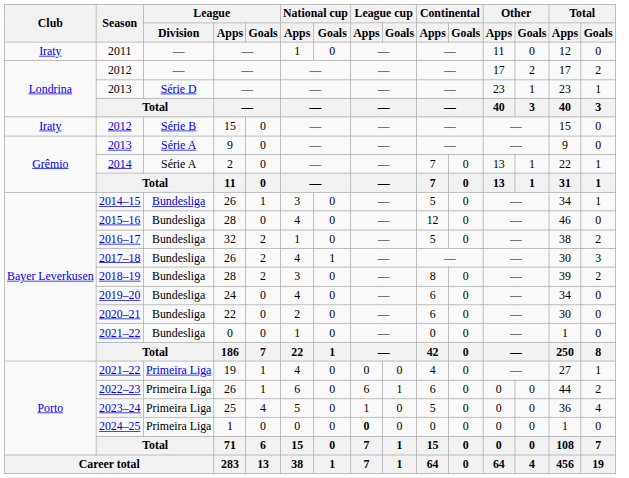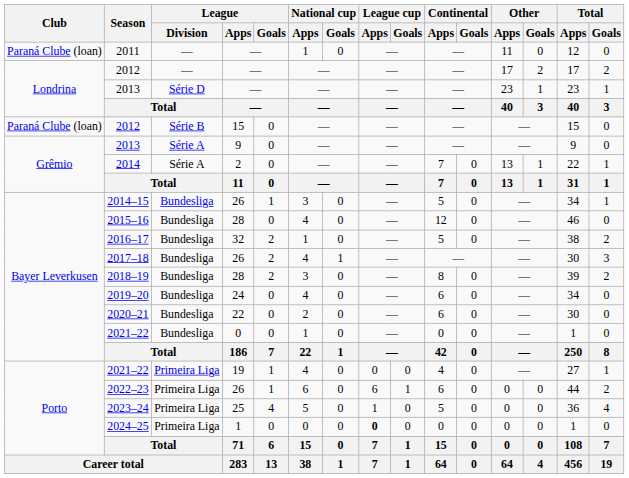(50, 51) Iraty -> (54, 51) Paraná Clube (loan)
(50, 126) Iraty -> (54, 126) Paraná Clube (loan)
